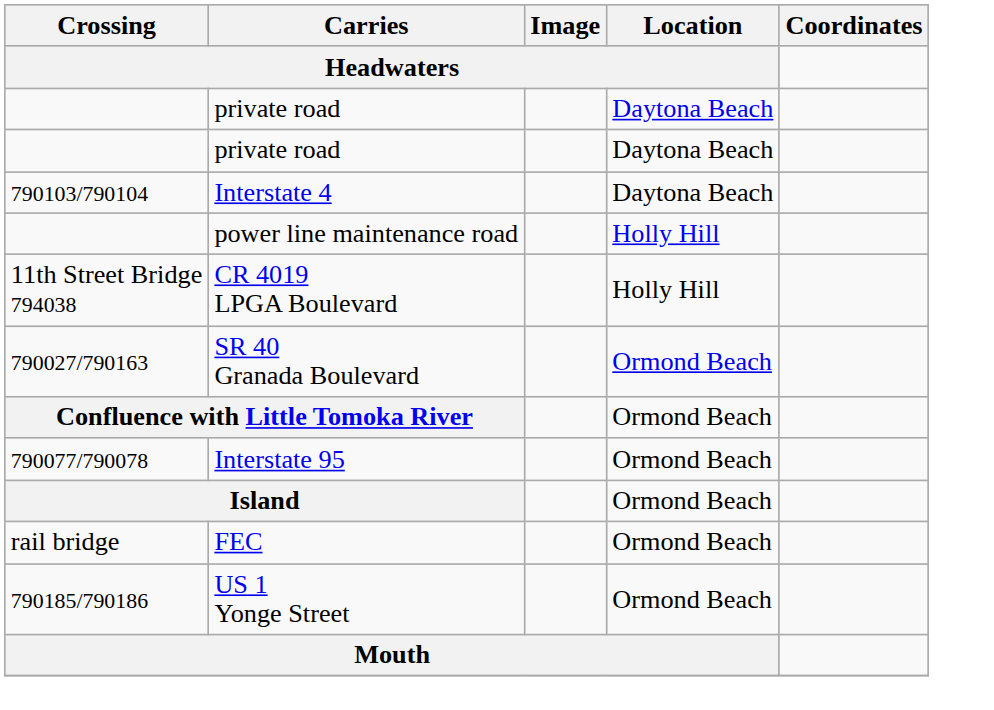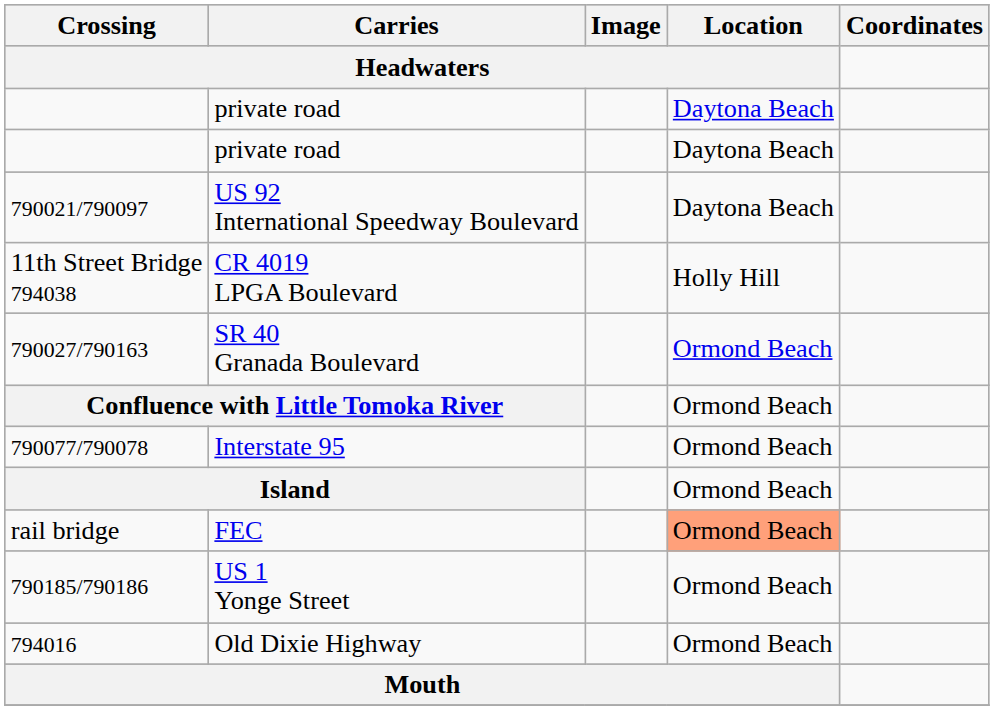- row: (79, 193)
+ row: (79, 208)
- row: (107, 234)
(692, 542) no background -> (753, 530) lightsalmon background
+ row: (44, 644)
